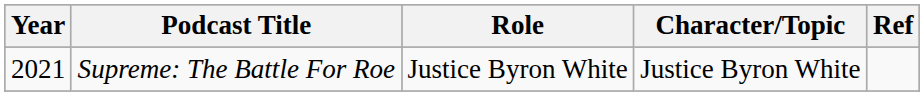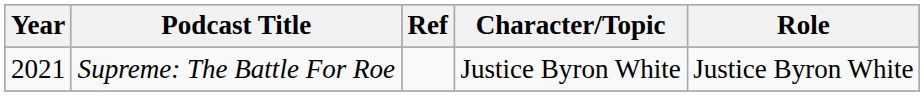columns swapped: (518, 25) <-> (893, 25)
